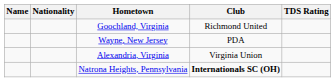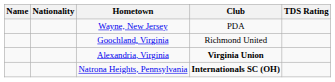rows swapped: (133, 41) <-> (133, 26)
(236, 55) normal -> (236, 55) bold
